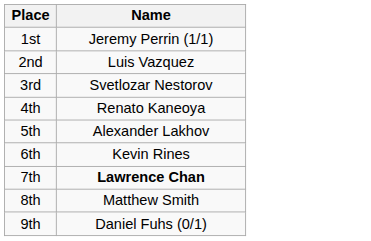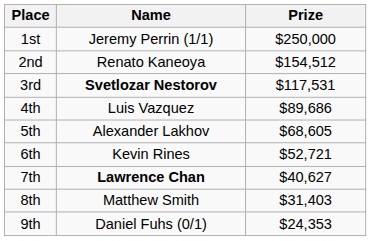+ column: (306, 16)
(151, 62) Luis Vazquez -> (151, 62) Renato Kaneoya
(151, 85) normal -> (151, 85) bold
(151, 108) Renato Kaneoya -> (151, 108) Luis Vazquez
